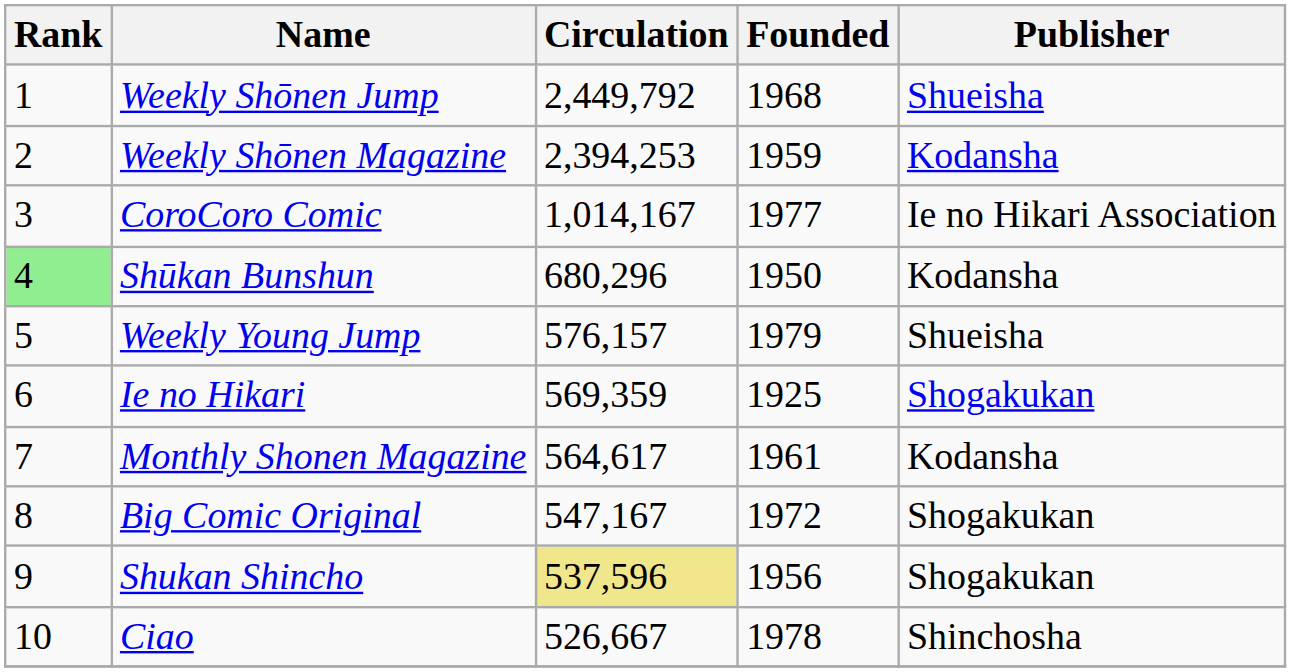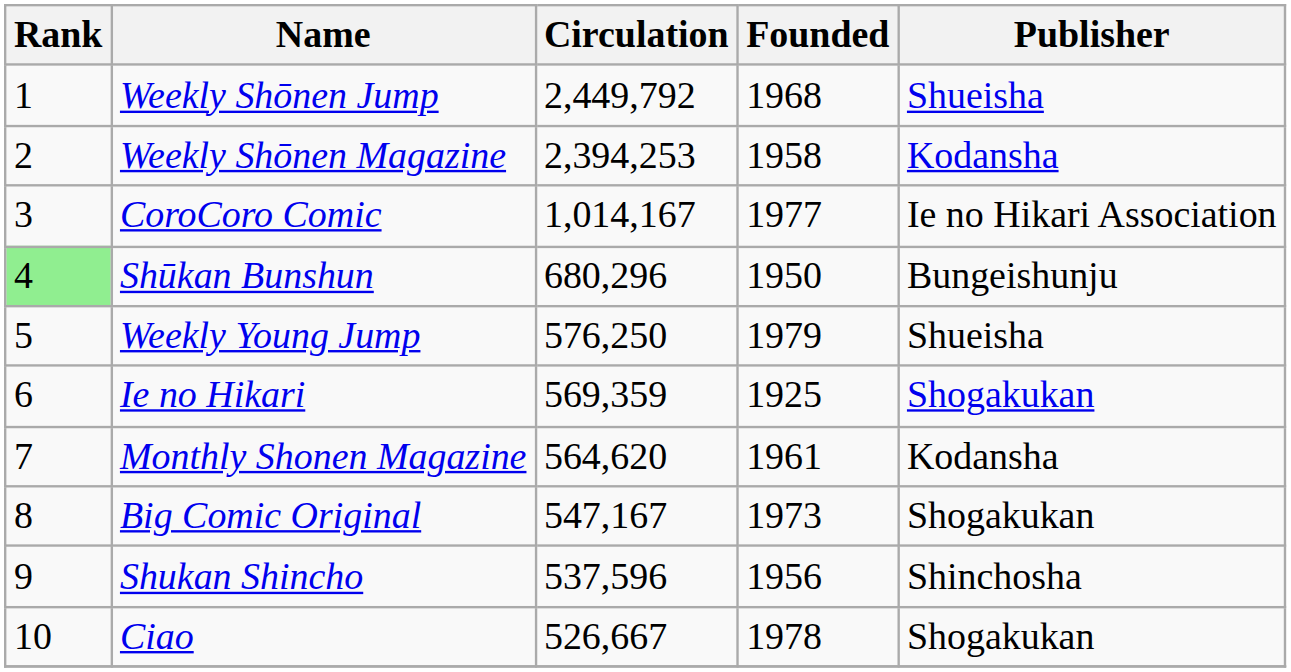(784, 154) 1959 -> (784, 154) 1958
(983, 275) Kodansha -> (1012, 275) Bungeishunju
(606, 335) 576,157 -> (606, 335) 576,250
(606, 455) 564,617 -> (606, 455) 564,620
(784, 515) 1972 -> (784, 515) 1973
(606, 575) khaki background -> (606, 575) no background
(1001, 575) Shogakukan -> (994, 575) Shinchosha
(994, 635) Shinchosha -> (1001, 635) Shogakukan
